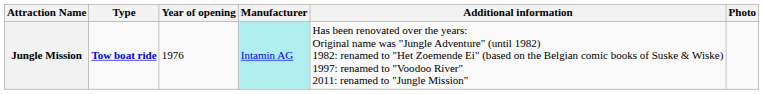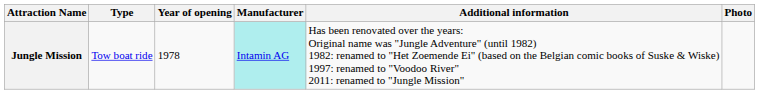(124, 55) bold -> (122, 55) normal
(173, 55) 1976 -> (169, 55) 1978
